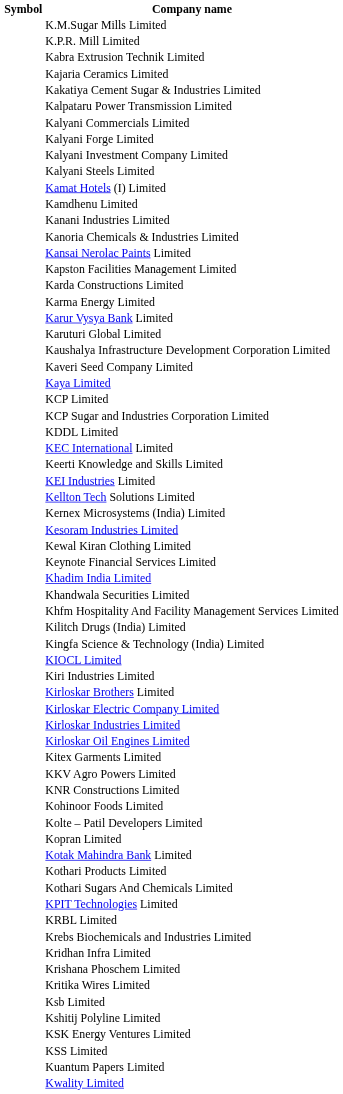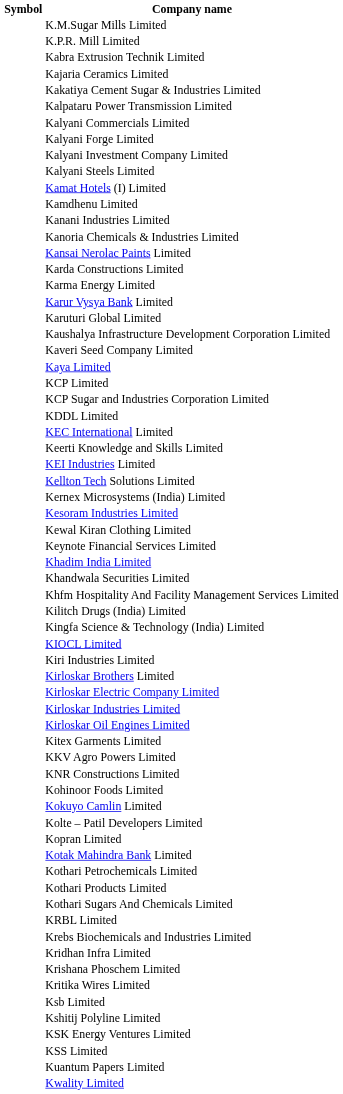- row: (141, 269)
+ row: (104, 806)
+ row: (121, 871)
- row: (111, 904)
